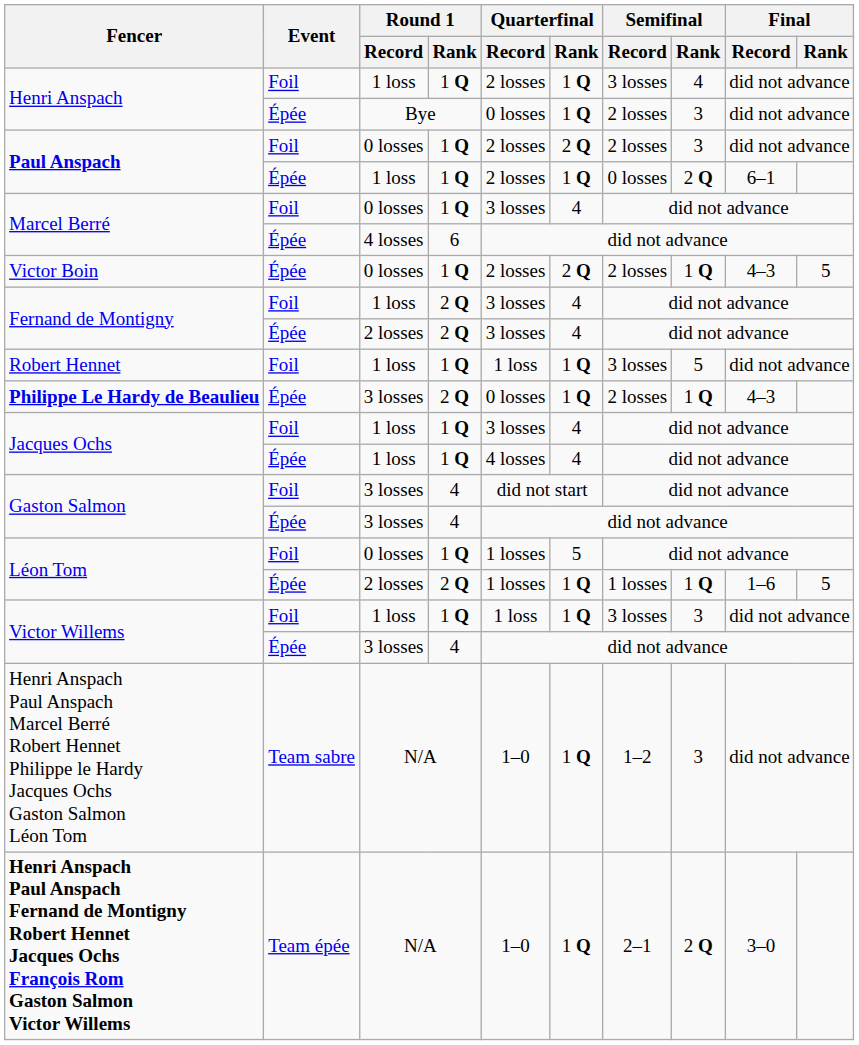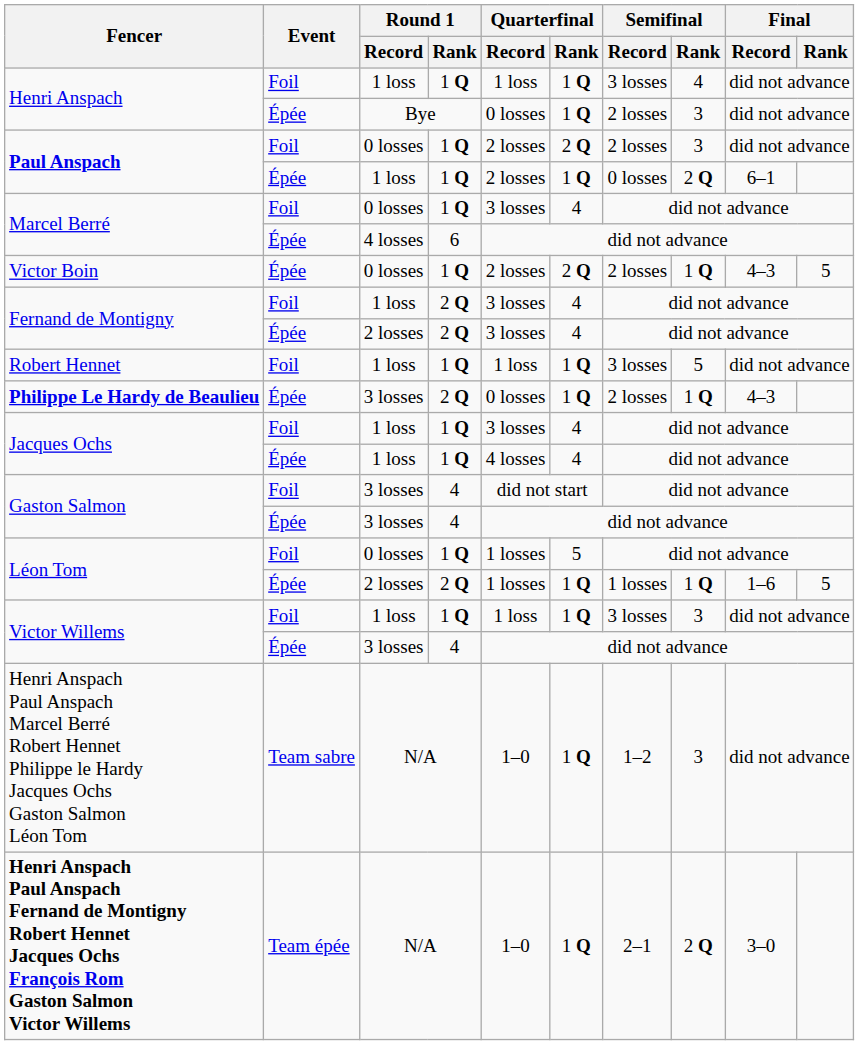(515, 83) 2 losses -> (515, 83) 1 loss
